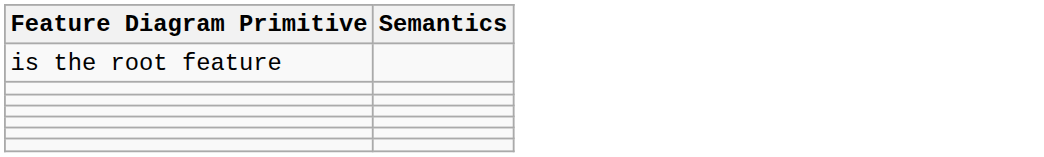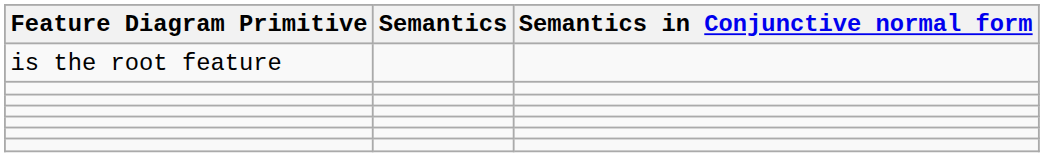+ column: (776, 24)
